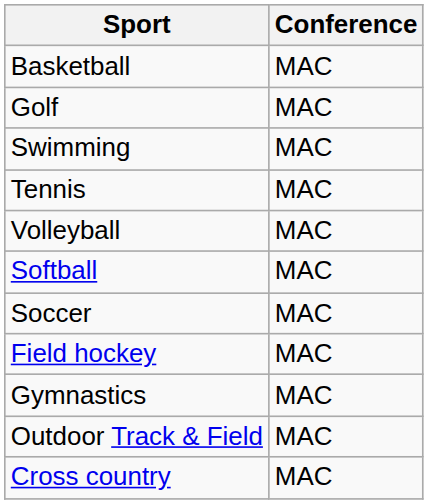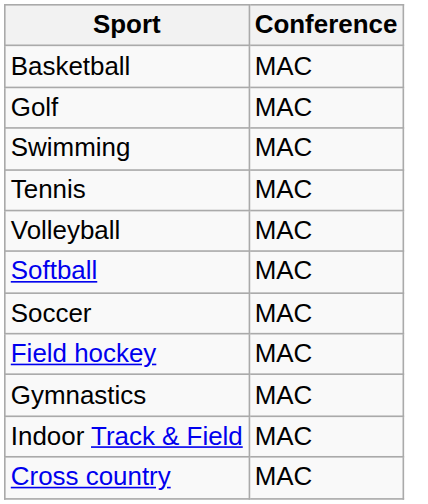+ row: (127, 436)
- row: (137, 436)
